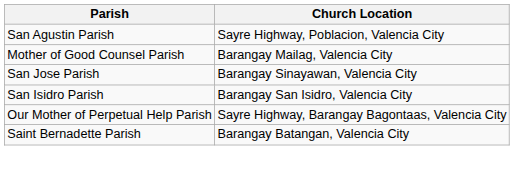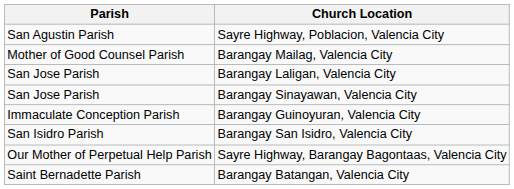+ row: (307, 74)
+ row: (319, 114)
